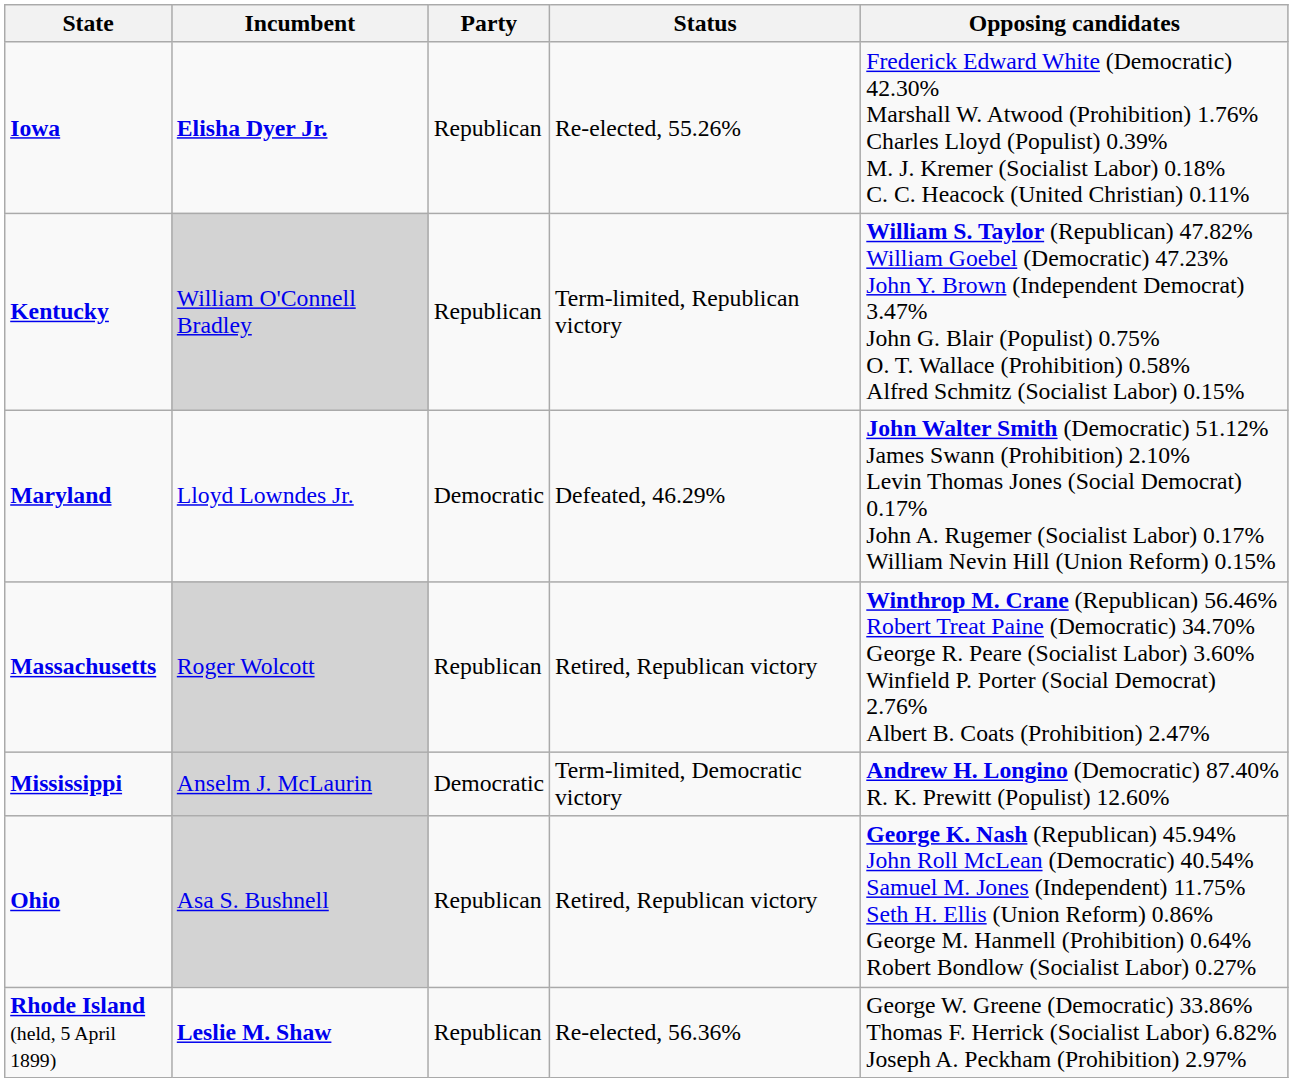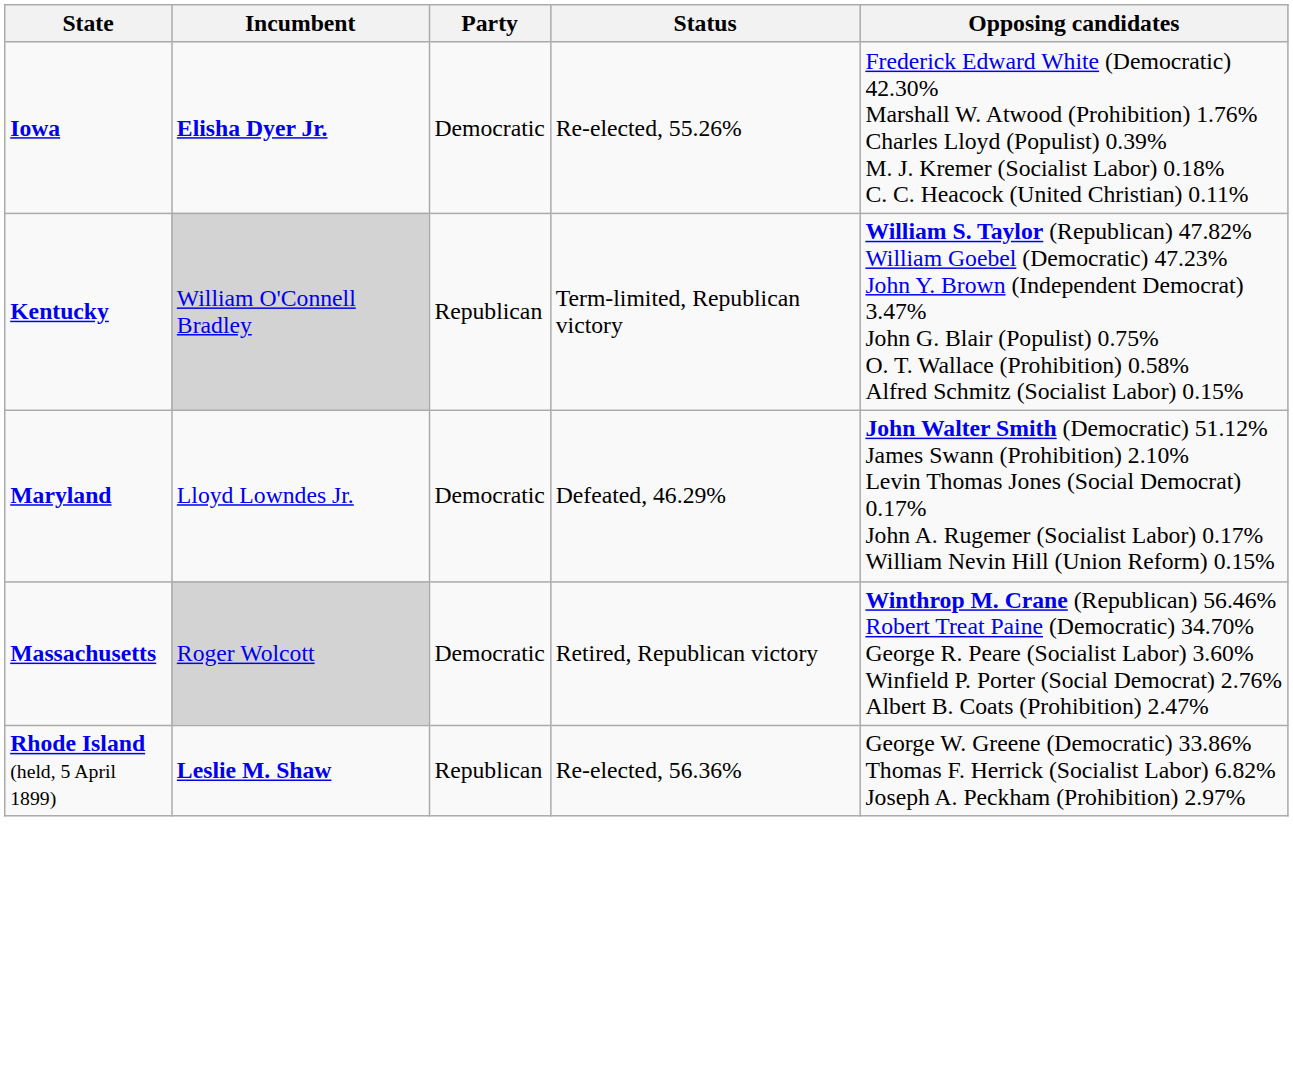(488, 127) Republican -> (490, 127) Democratic
(488, 666) Republican -> (490, 653) Democratic
- row: (66, 783)
- row: (35, 901)
